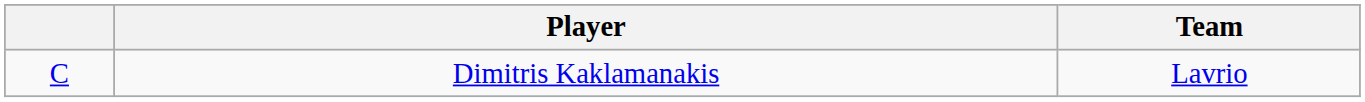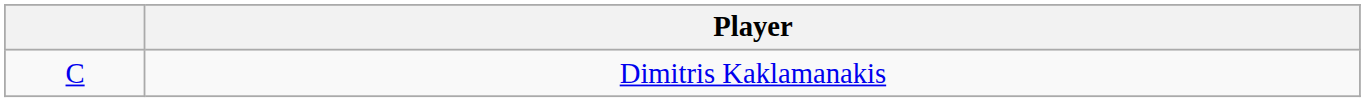- column: (1209, 27)
